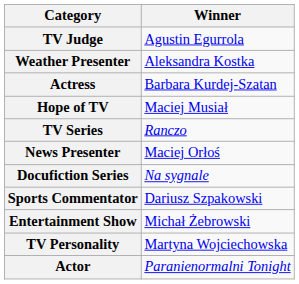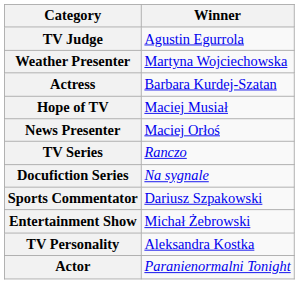(199, 61) Aleksandra Kostka -> (216, 61) Martyna Wojciechowska
rows swapped: (73, 152) <-> (73, 130)
(216, 244) Martyna Wojciechowska -> (199, 244) Aleksandra Kostka
